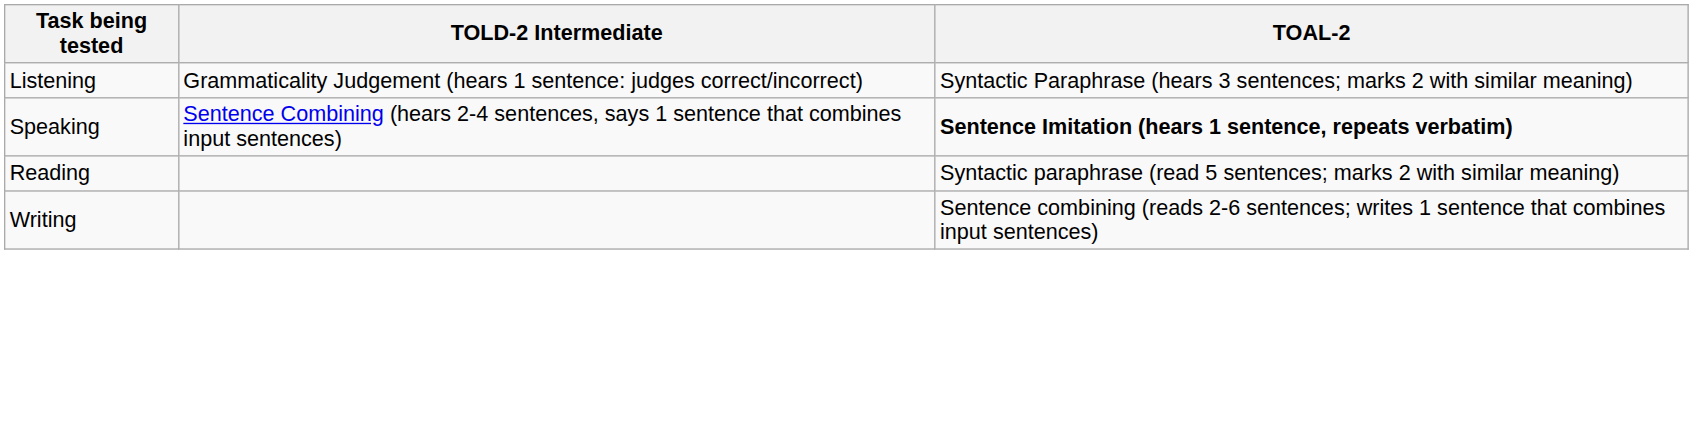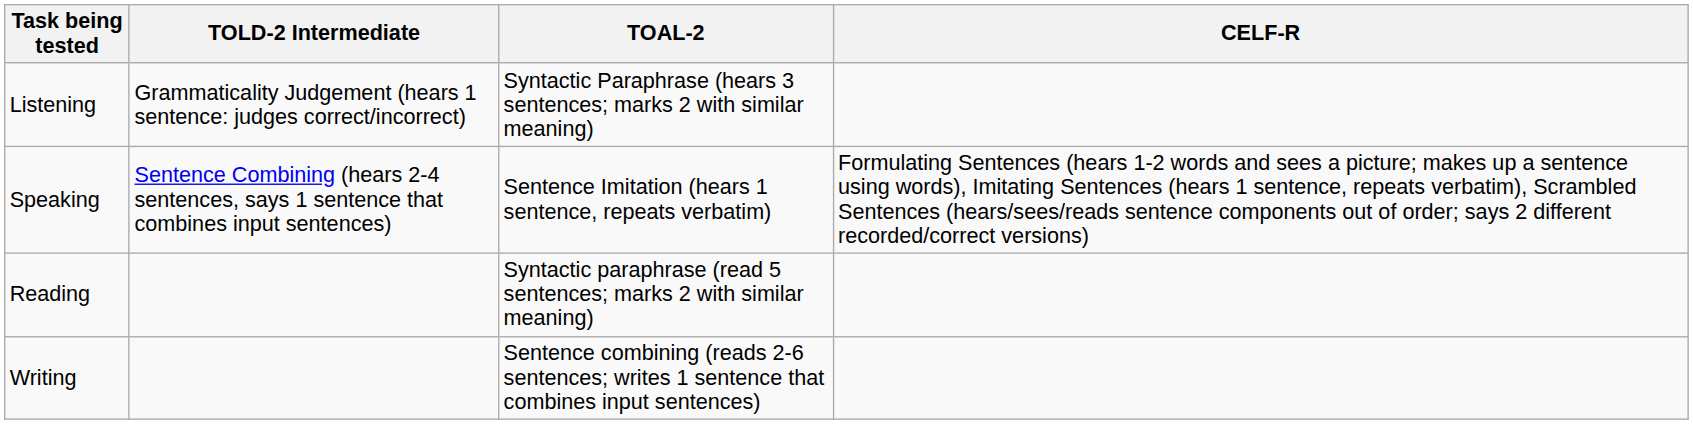+ column: (1261, 33)
(1226, 126) bold -> (637, 199) normal
